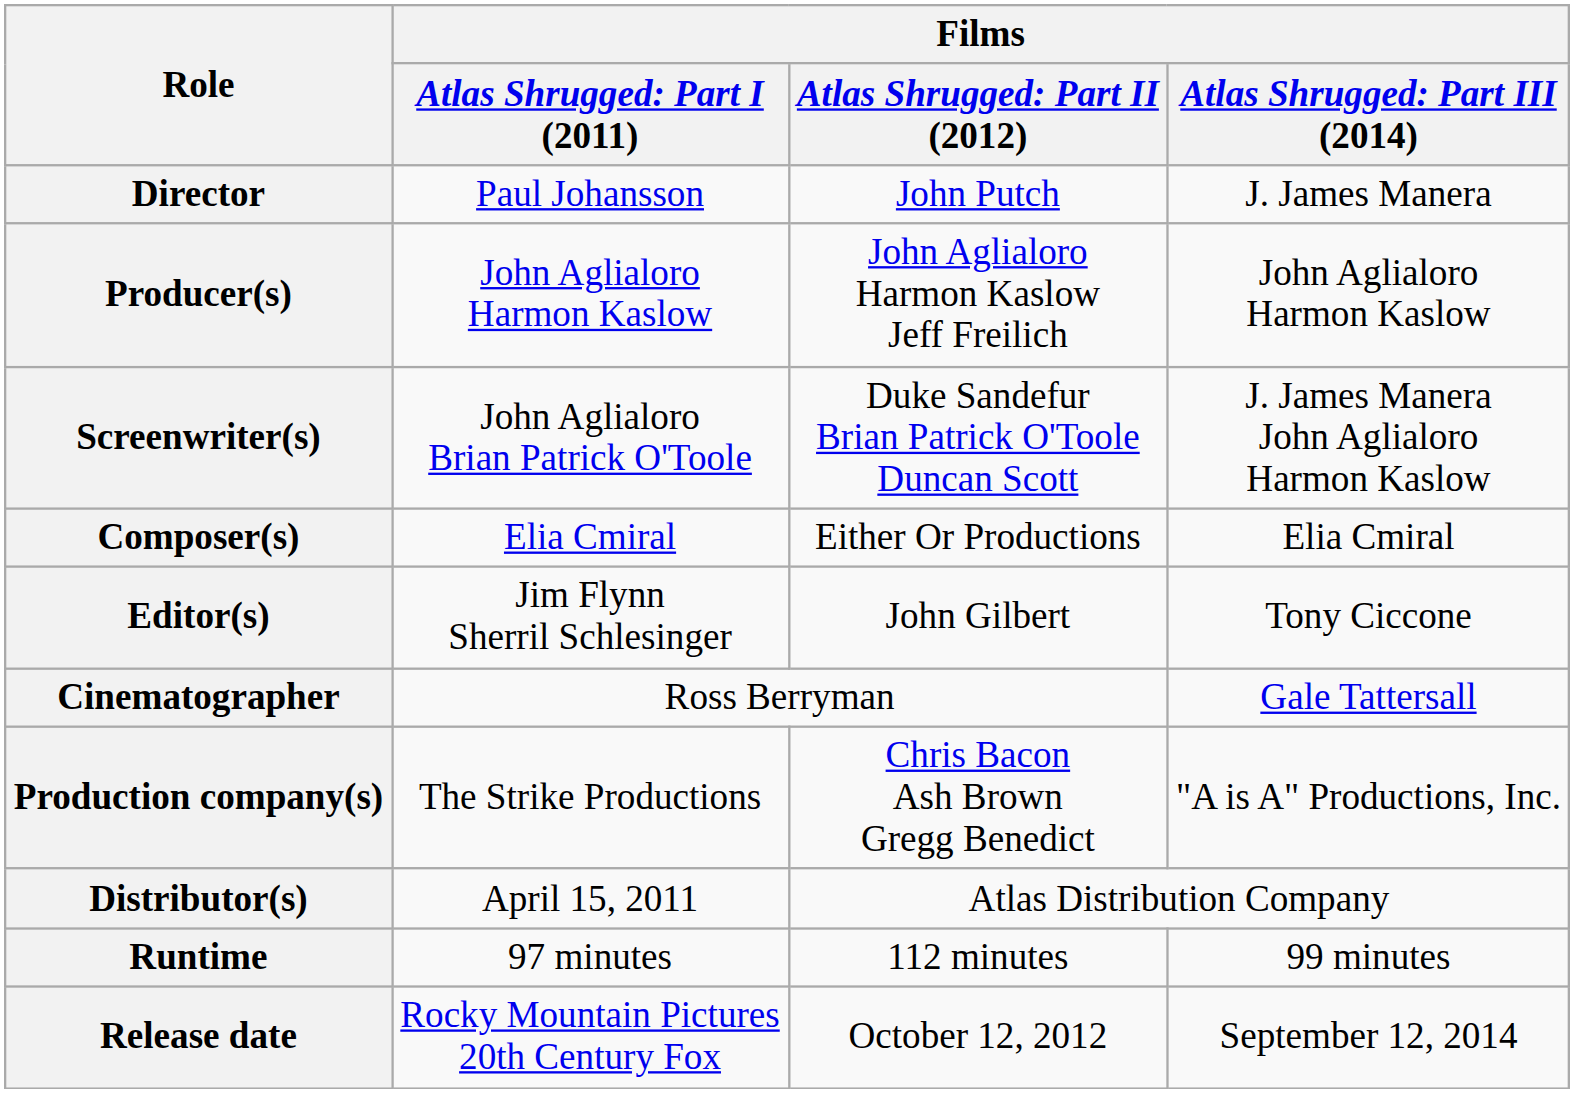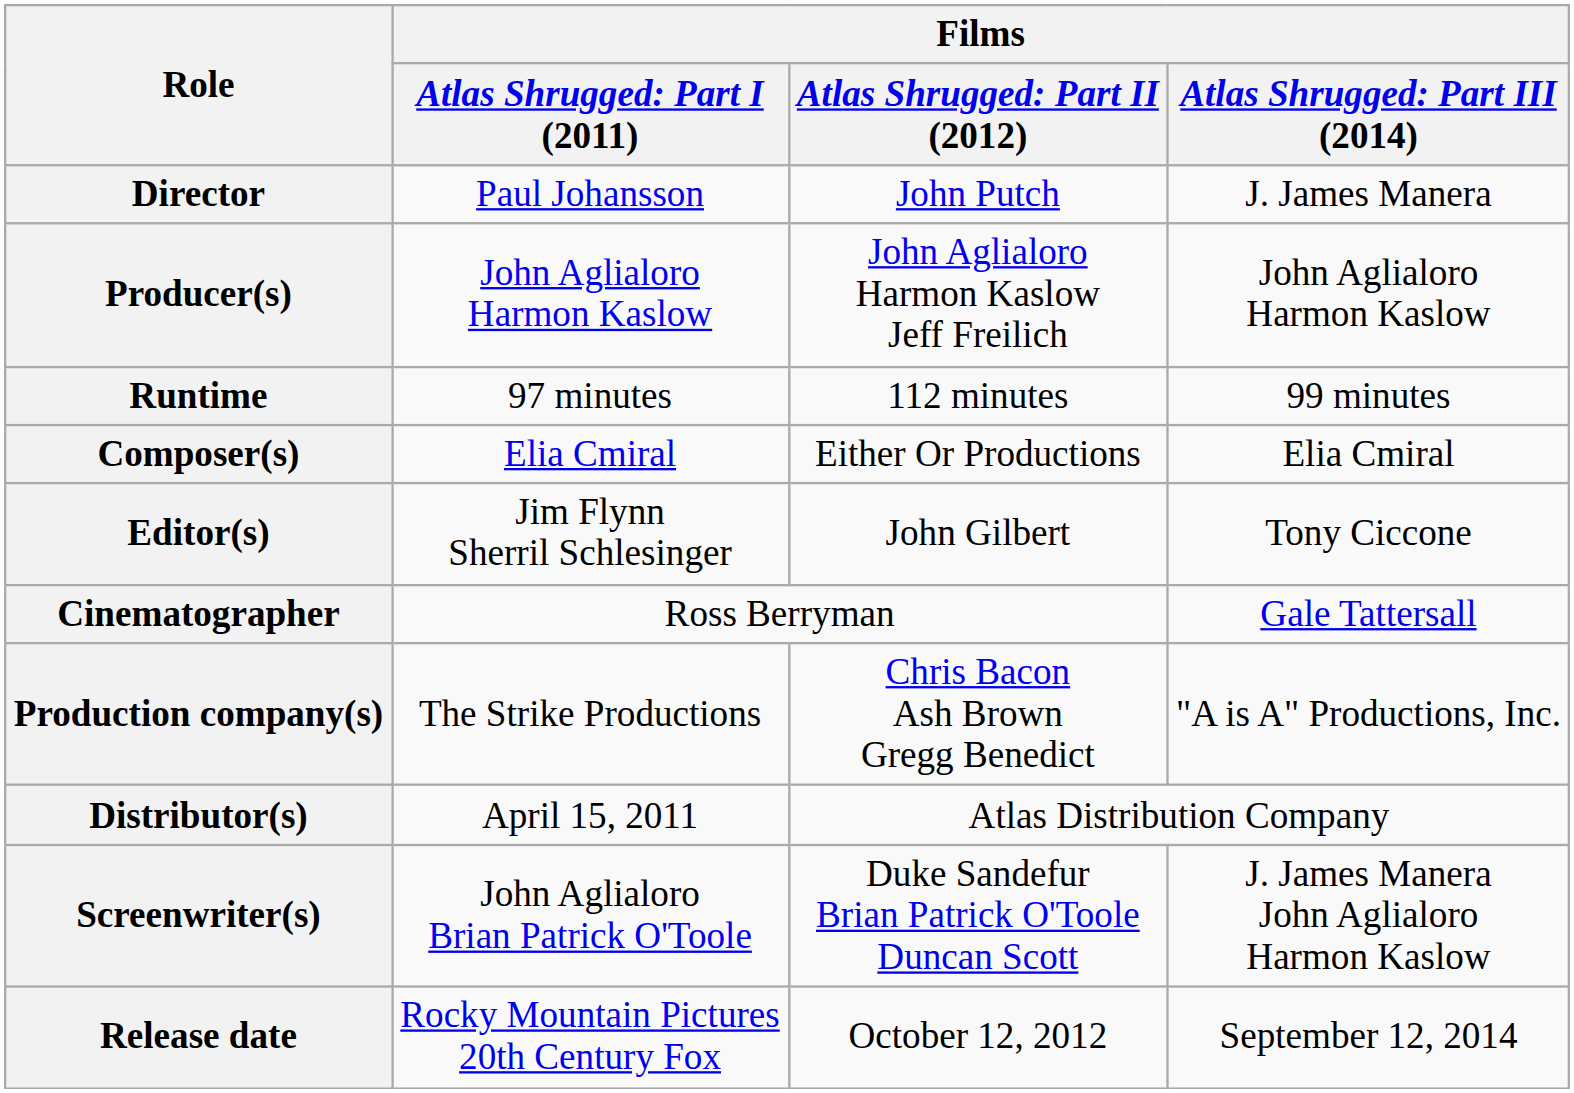rows swapped: (198, 436) <-> (198, 956)
